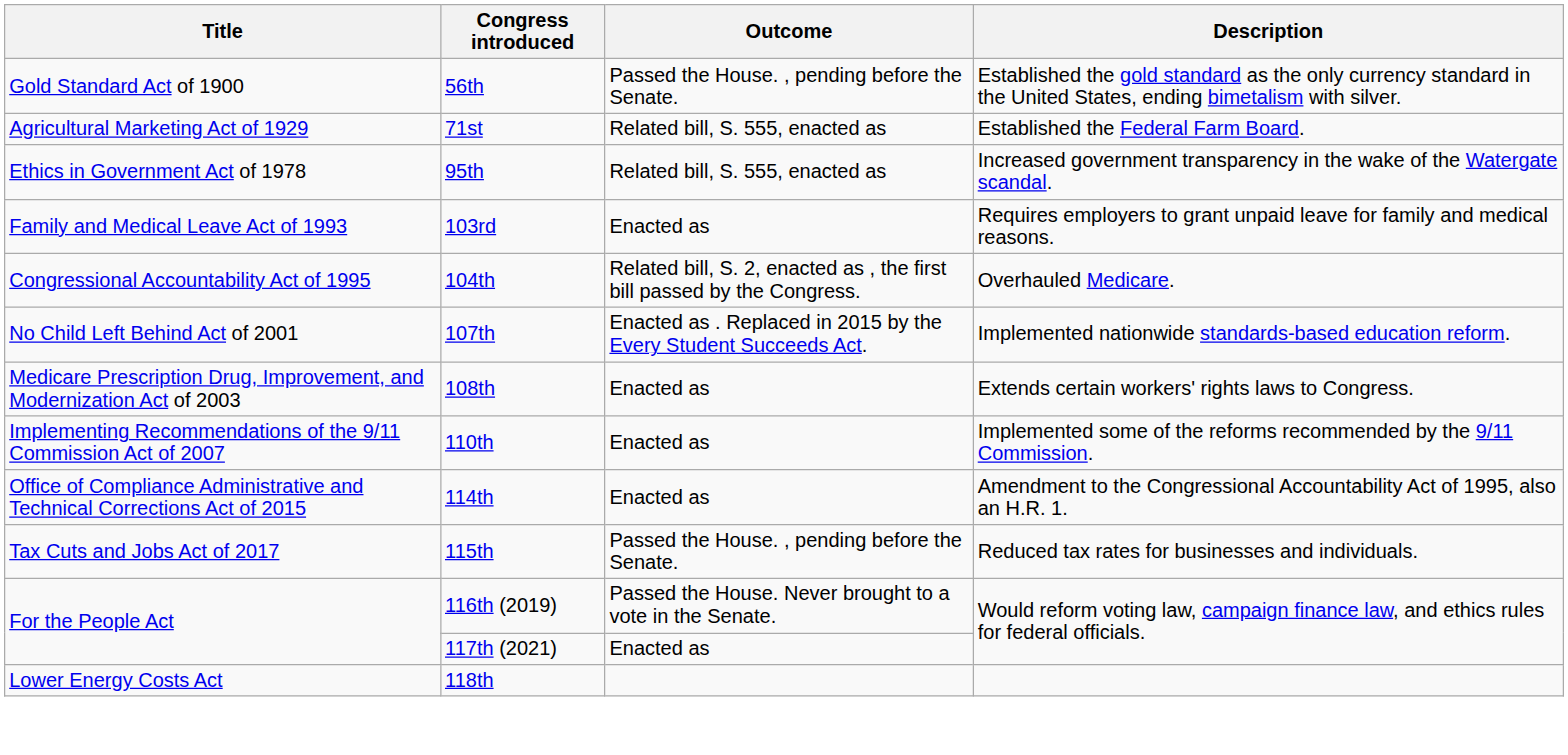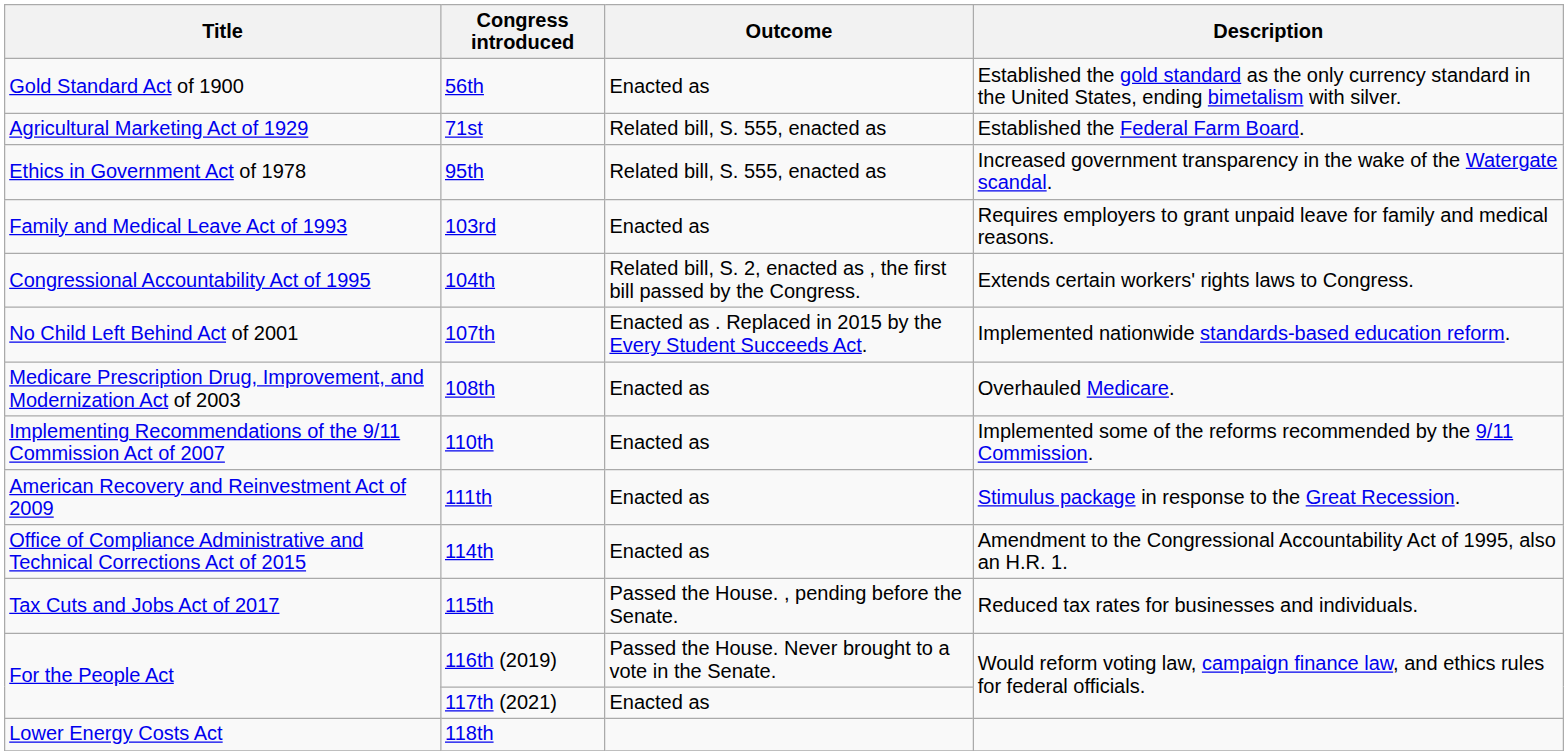(786, 85) Passed the House. , pending before the Senate. -> (659, 85) Enacted as
(1076, 280) Overhauled Medicare. -> (1196, 280) Extends certain workers' rights laws to Congress.
(1196, 388) Extends certain workers' rights laws to Congress. -> (1076, 388) Overhauled Medicare.
+ row: (469, 497)
